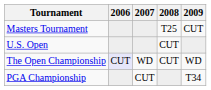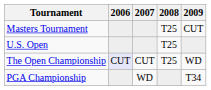(169, 45) CUT -> (169, 45) T25
(145, 61) WD -> (145, 61) CUT
(169, 61) CUT -> (169, 61) T25
(145, 77) CUT -> (145, 77) WD
